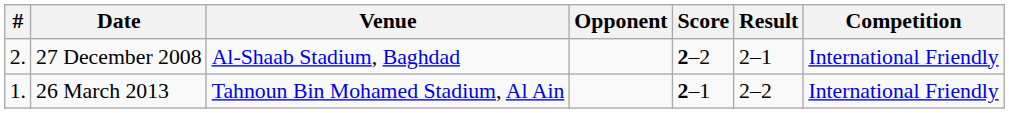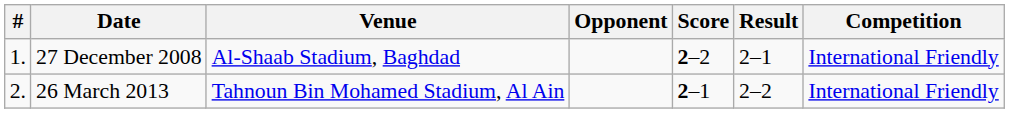(18, 56) 2. -> (18, 56) 1.
(18, 90) 1. -> (18, 90) 2.
